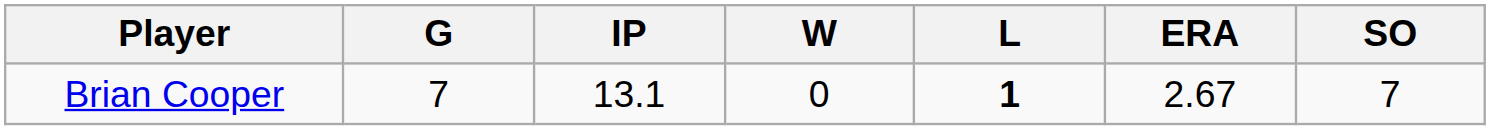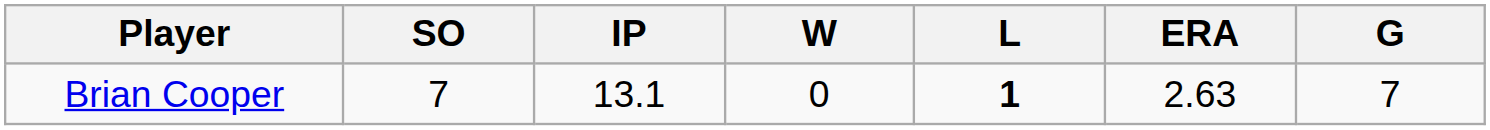columns swapped: (439, 34) <-> (1390, 34)
(1200, 93) 2.67 -> (1200, 93) 2.63
